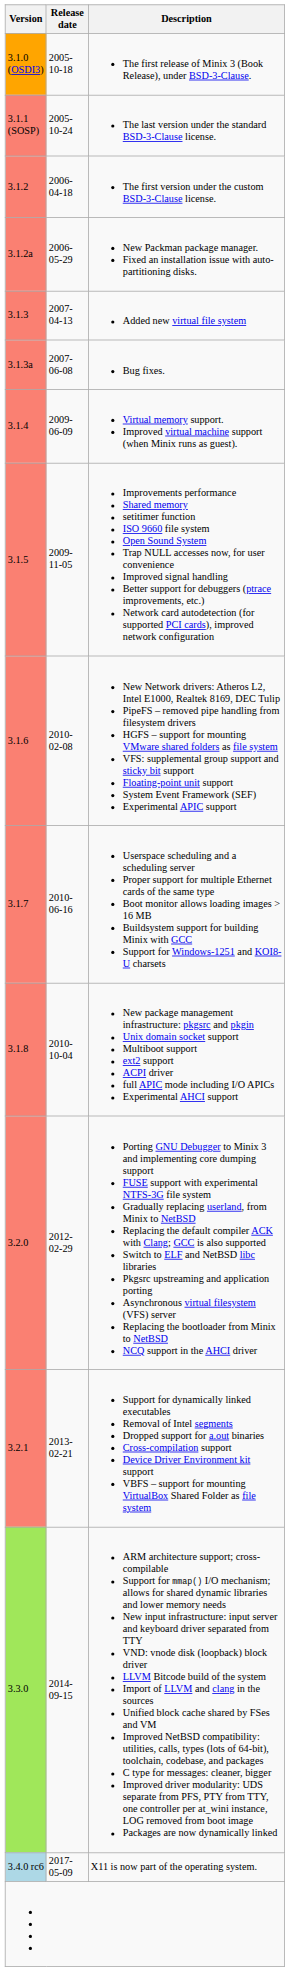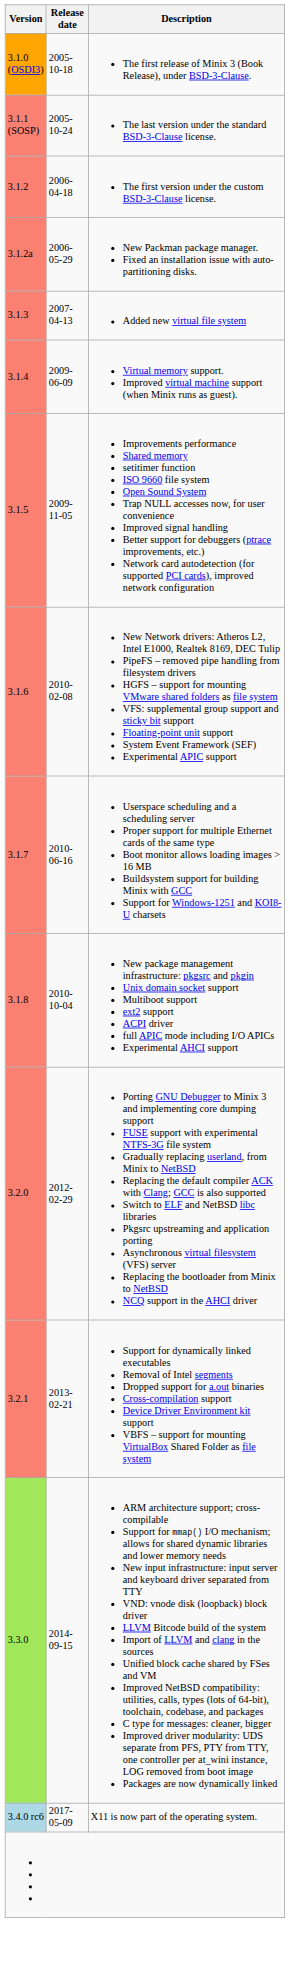- row: (186, 371)
